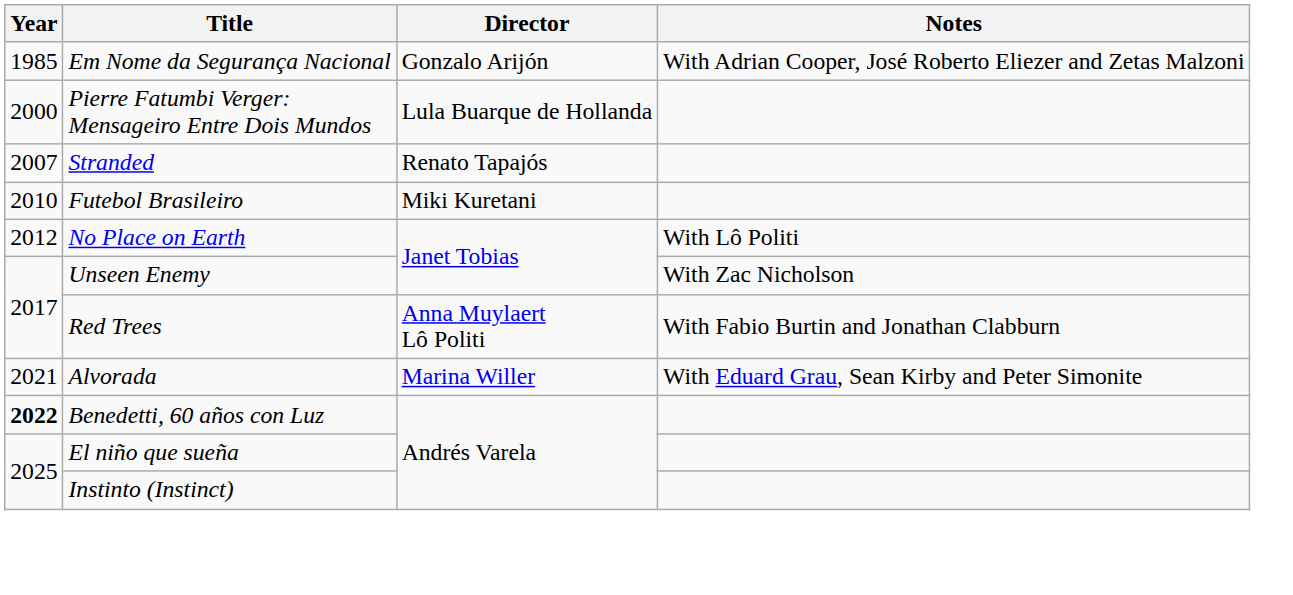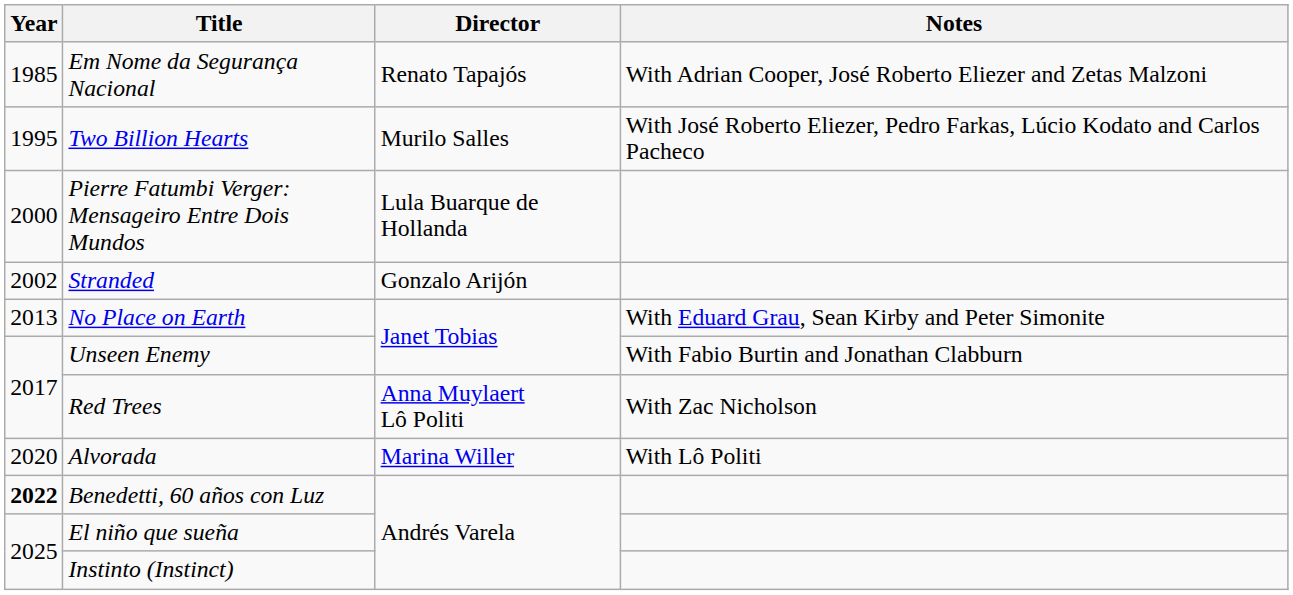(475, 60) Gonzalo Arijón -> (454, 74) Renato Tapajós
+ row: (158, 138)
(34, 162) 2007 -> (34, 280) 2002
(475, 162) Renato Tapajós -> (454, 280) Gonzalo Arijón
- row: (156, 200)
(34, 237) 2012 -> (34, 317) 2013
(731, 237) With Lô Politi -> (865, 317) With Eduard Grau, Sean Kirby and Peter Simonite
(759, 275) With Zac Nicholson -> (824, 355) With Fabio Burtin and Jonathan Clabburn
(862, 326) With Fabio Burtin and Jonathan Clabburn -> (721, 406) With Zac Nicholson
(34, 376) 2021 -> (34, 456) 2020
(903, 376) With Eduard Grau, Sean Kirby and Peter Simonite -> (694, 456) With Lô Politi
